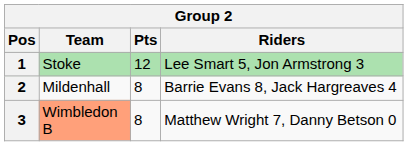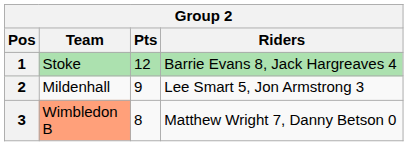(264, 64) Lee Smart 5, Jon Armstrong 3 -> (281, 64) Barrie Evans 8, Jack Hargreaves 4
(138, 87) 8 -> (138, 87) 9
(281, 87) Barrie Evans 8, Jack Hargreaves 4 -> (264, 87) Lee Smart 5, Jon Armstrong 3
